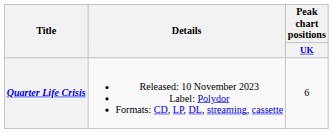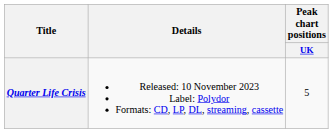(307, 93) 6 -> (307, 93) 5
